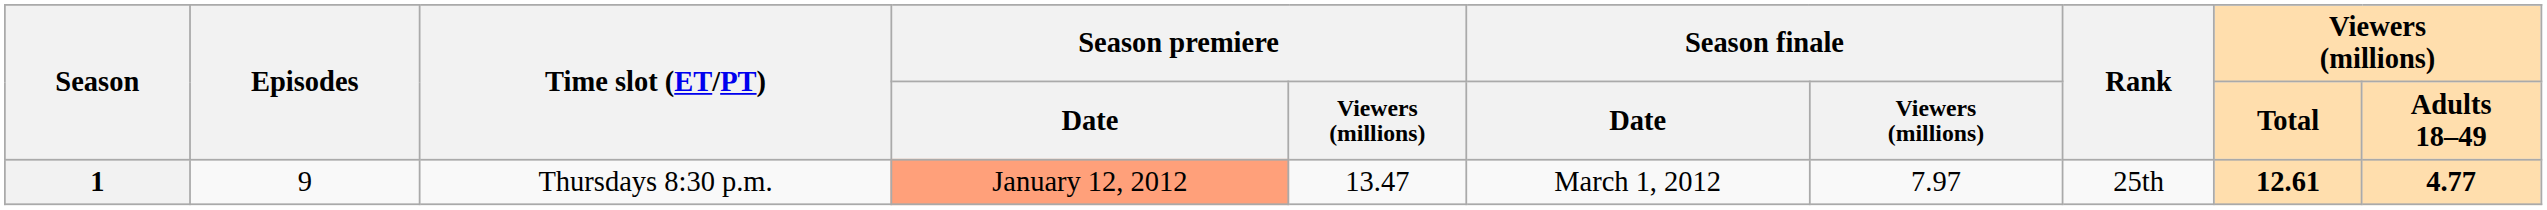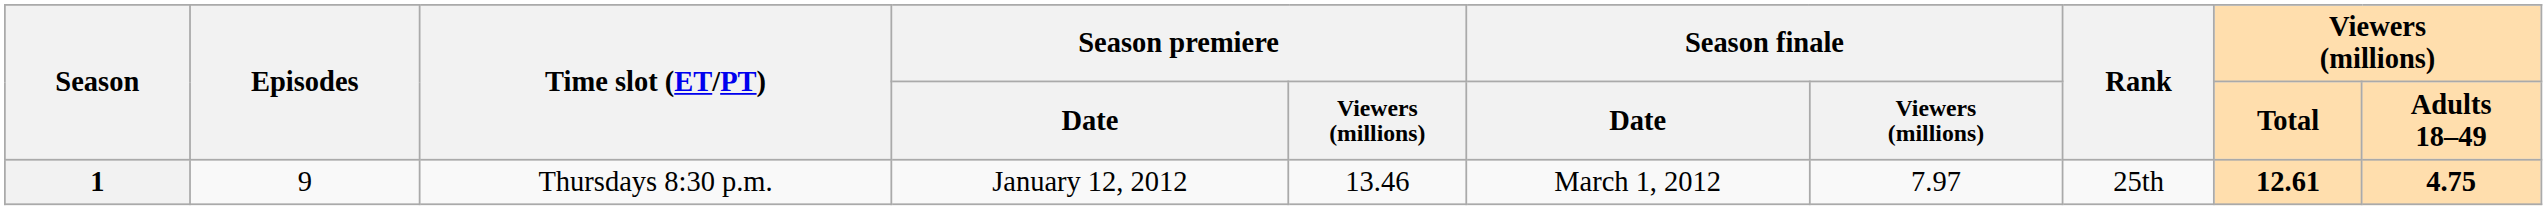(1090, 181) lightsalmon background -> (1090, 181) no background
(1377, 181) 13.47 -> (1377, 181) 13.46
(2451, 181) 4.77 -> (2451, 181) 4.75
